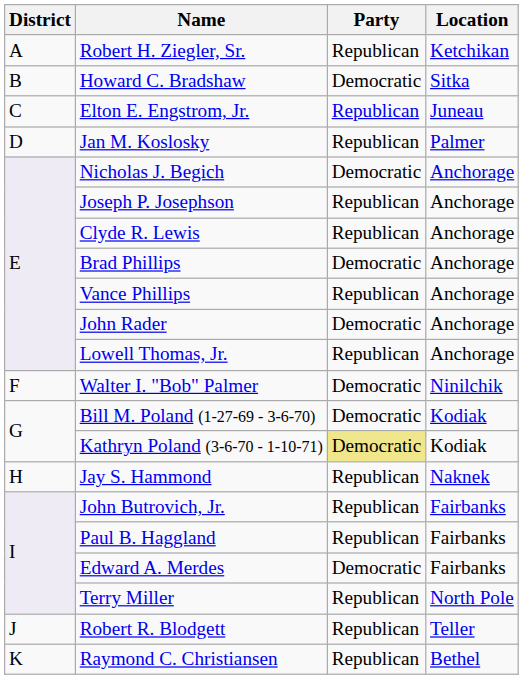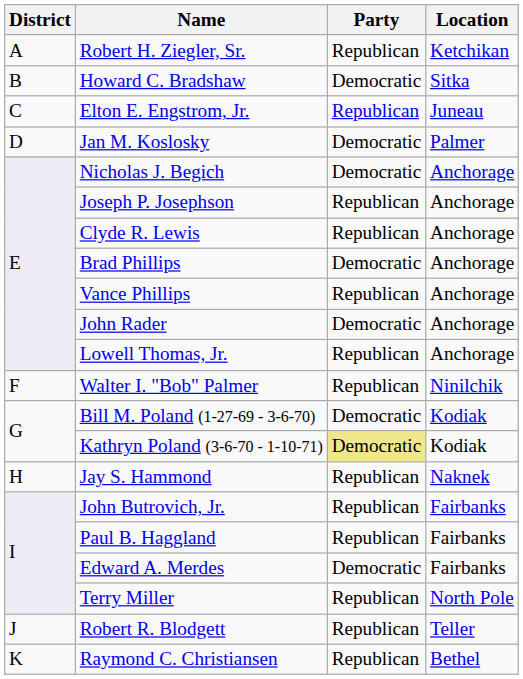(375, 141) Republican -> (376, 141) Democratic
(376, 385) Democratic -> (375, 385) Republican
